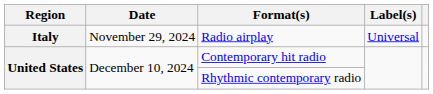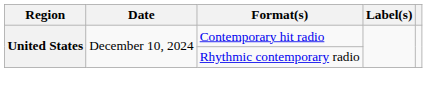- row: (237, 36)
